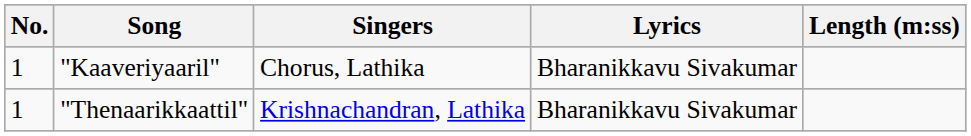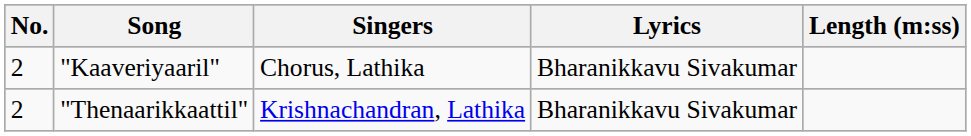(17, 67) 1 -> (17, 67) 2
(17, 109) 1 -> (17, 109) 2
